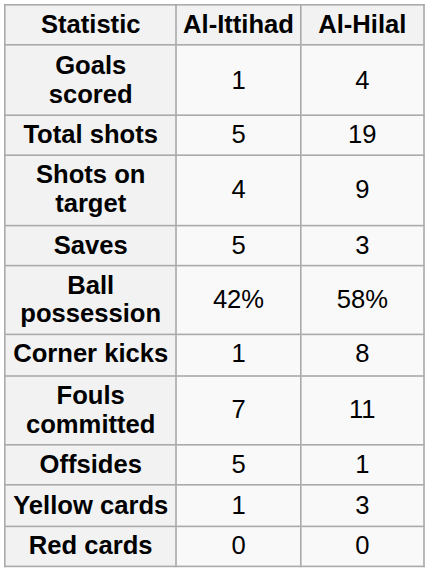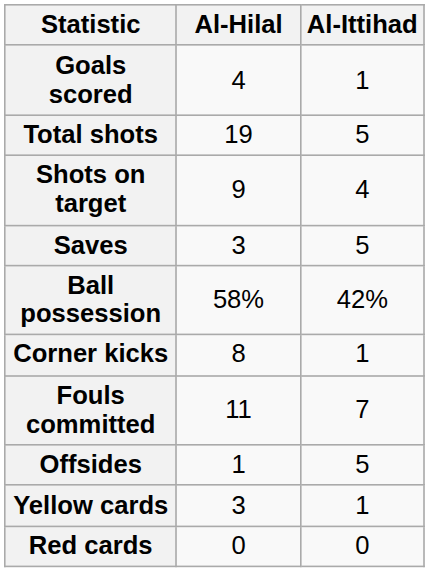columns swapped: (238, 24) <-> (362, 24)
